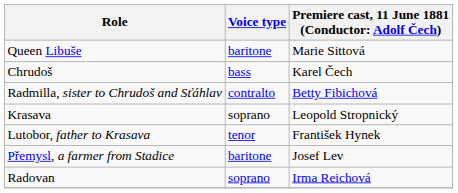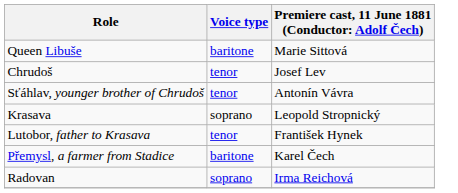(239, 72) bass -> (224, 72) tenor
(322, 72) Karel Čech -> (300, 72) Josef Lev
+ row: (106, 93)
- row: (115, 93)
(318, 156) Josef Lev -> (304, 156) Karel Čech
